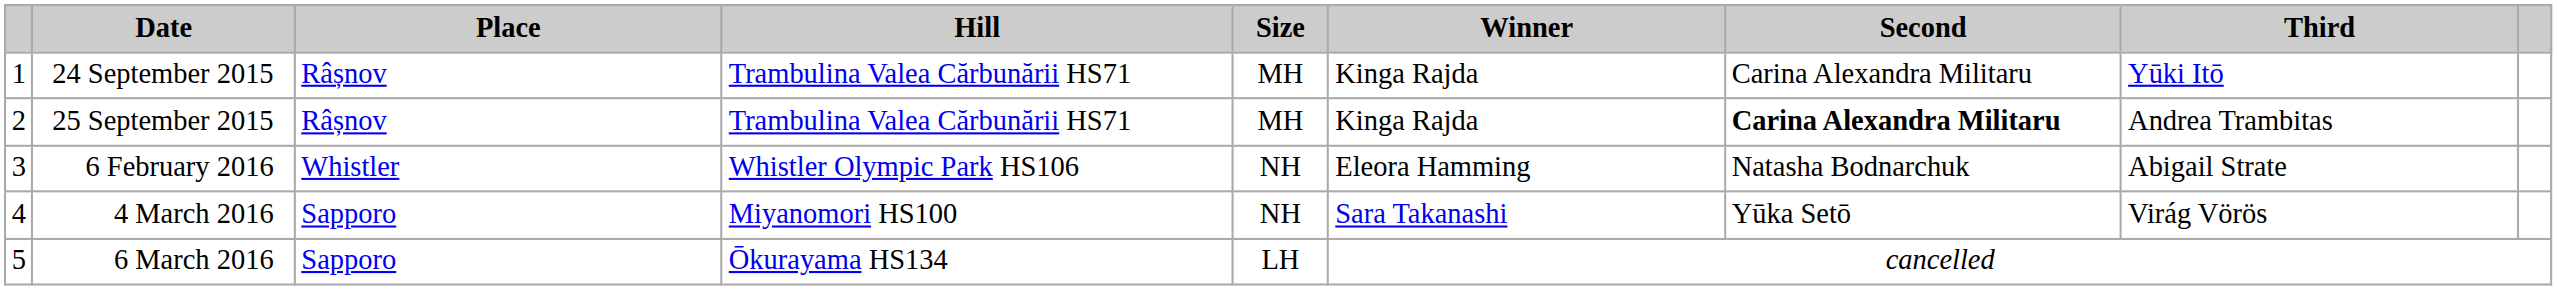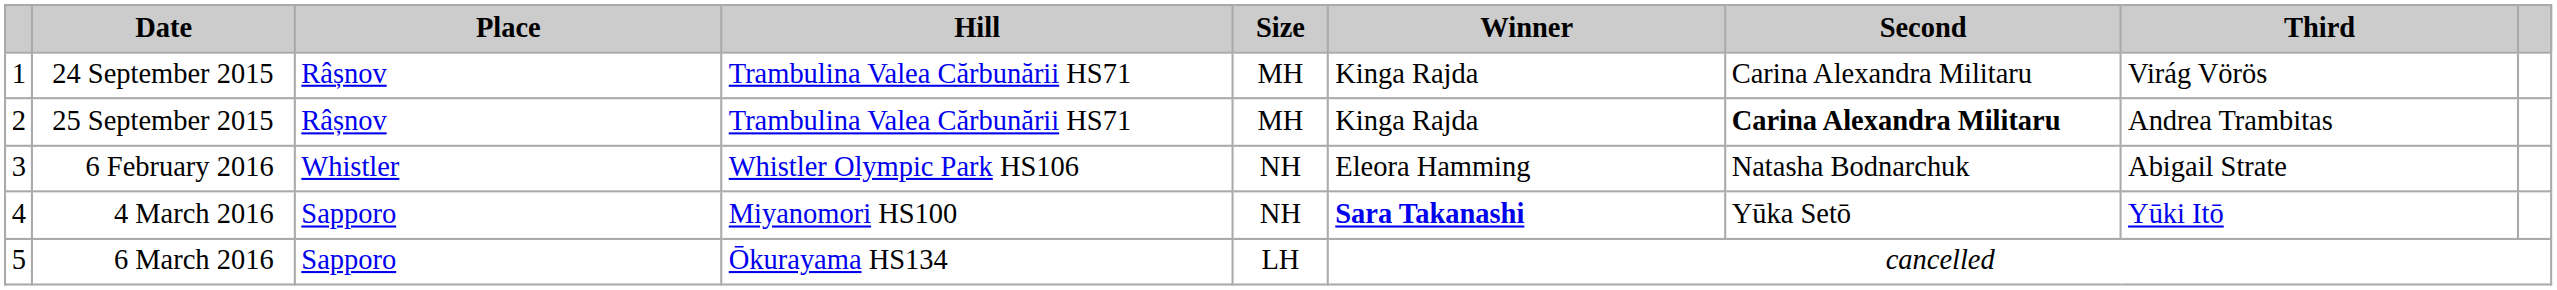(2176, 74) Yūki Itō -> (2198, 74) Virág Vörös
(1421, 213) normal -> (1430, 213) bold
(2198, 213) Virág Vörös -> (2176, 213) Yūki Itō
